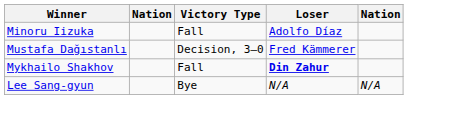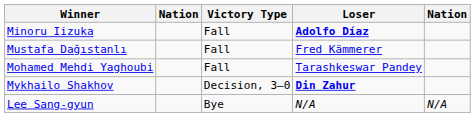(306, 31) normal -> (332, 31) bold
(220, 49) Decision, 3–0 -> (217, 49) Fall
+ row: (80, 67)
(191, 67) Fall -> (247, 85) Decision, 3–0
